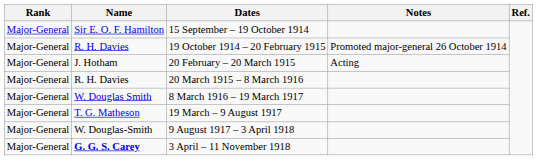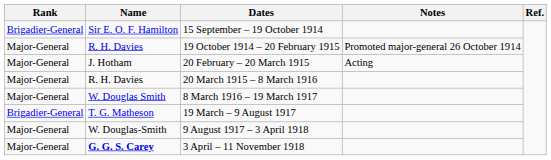(38, 29) Major-General -> (45, 29) Brigadier-General
(38, 113) Major-General -> (45, 113) Brigadier-General
